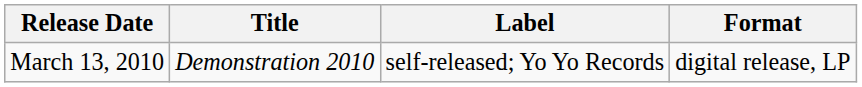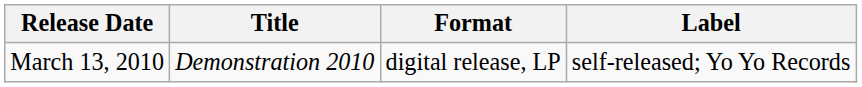columns swapped: (525, 23) <-> (763, 23)
